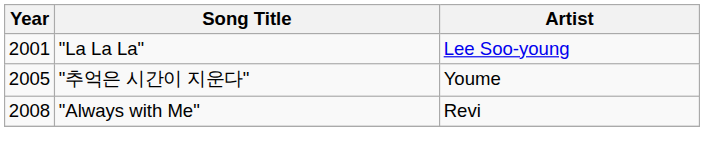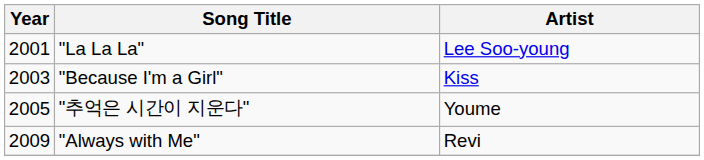+ row: (141, 78)
(30, 111) 2008 -> (30, 140) 2009
